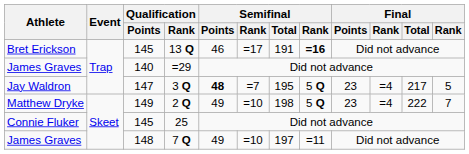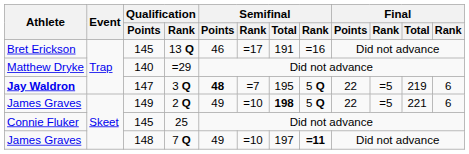(315, 49) bold -> (315, 49) normal
(44, 67) James Graves -> (45, 67) Matthew Dryke
(39, 86) normal -> (41, 86) bold
(351, 86) 23 -> (351, 86) 22
(386, 86) =4 -> (386, 86) =5
(417, 86) 217 -> (417, 86) 219
(448, 86) 5 -> (448, 86) 6
(45, 104) Matthew Dryke -> (44, 104) James Graves
(284, 104) normal -> (284, 104) bold
(351, 104) 23 -> (351, 104) 22
(386, 104) =4 -> (386, 104) =5
(417, 104) 222 -> (417, 104) 221
(448, 104) 7 -> (448, 104) 6
(315, 140) normal -> (315, 140) bold
